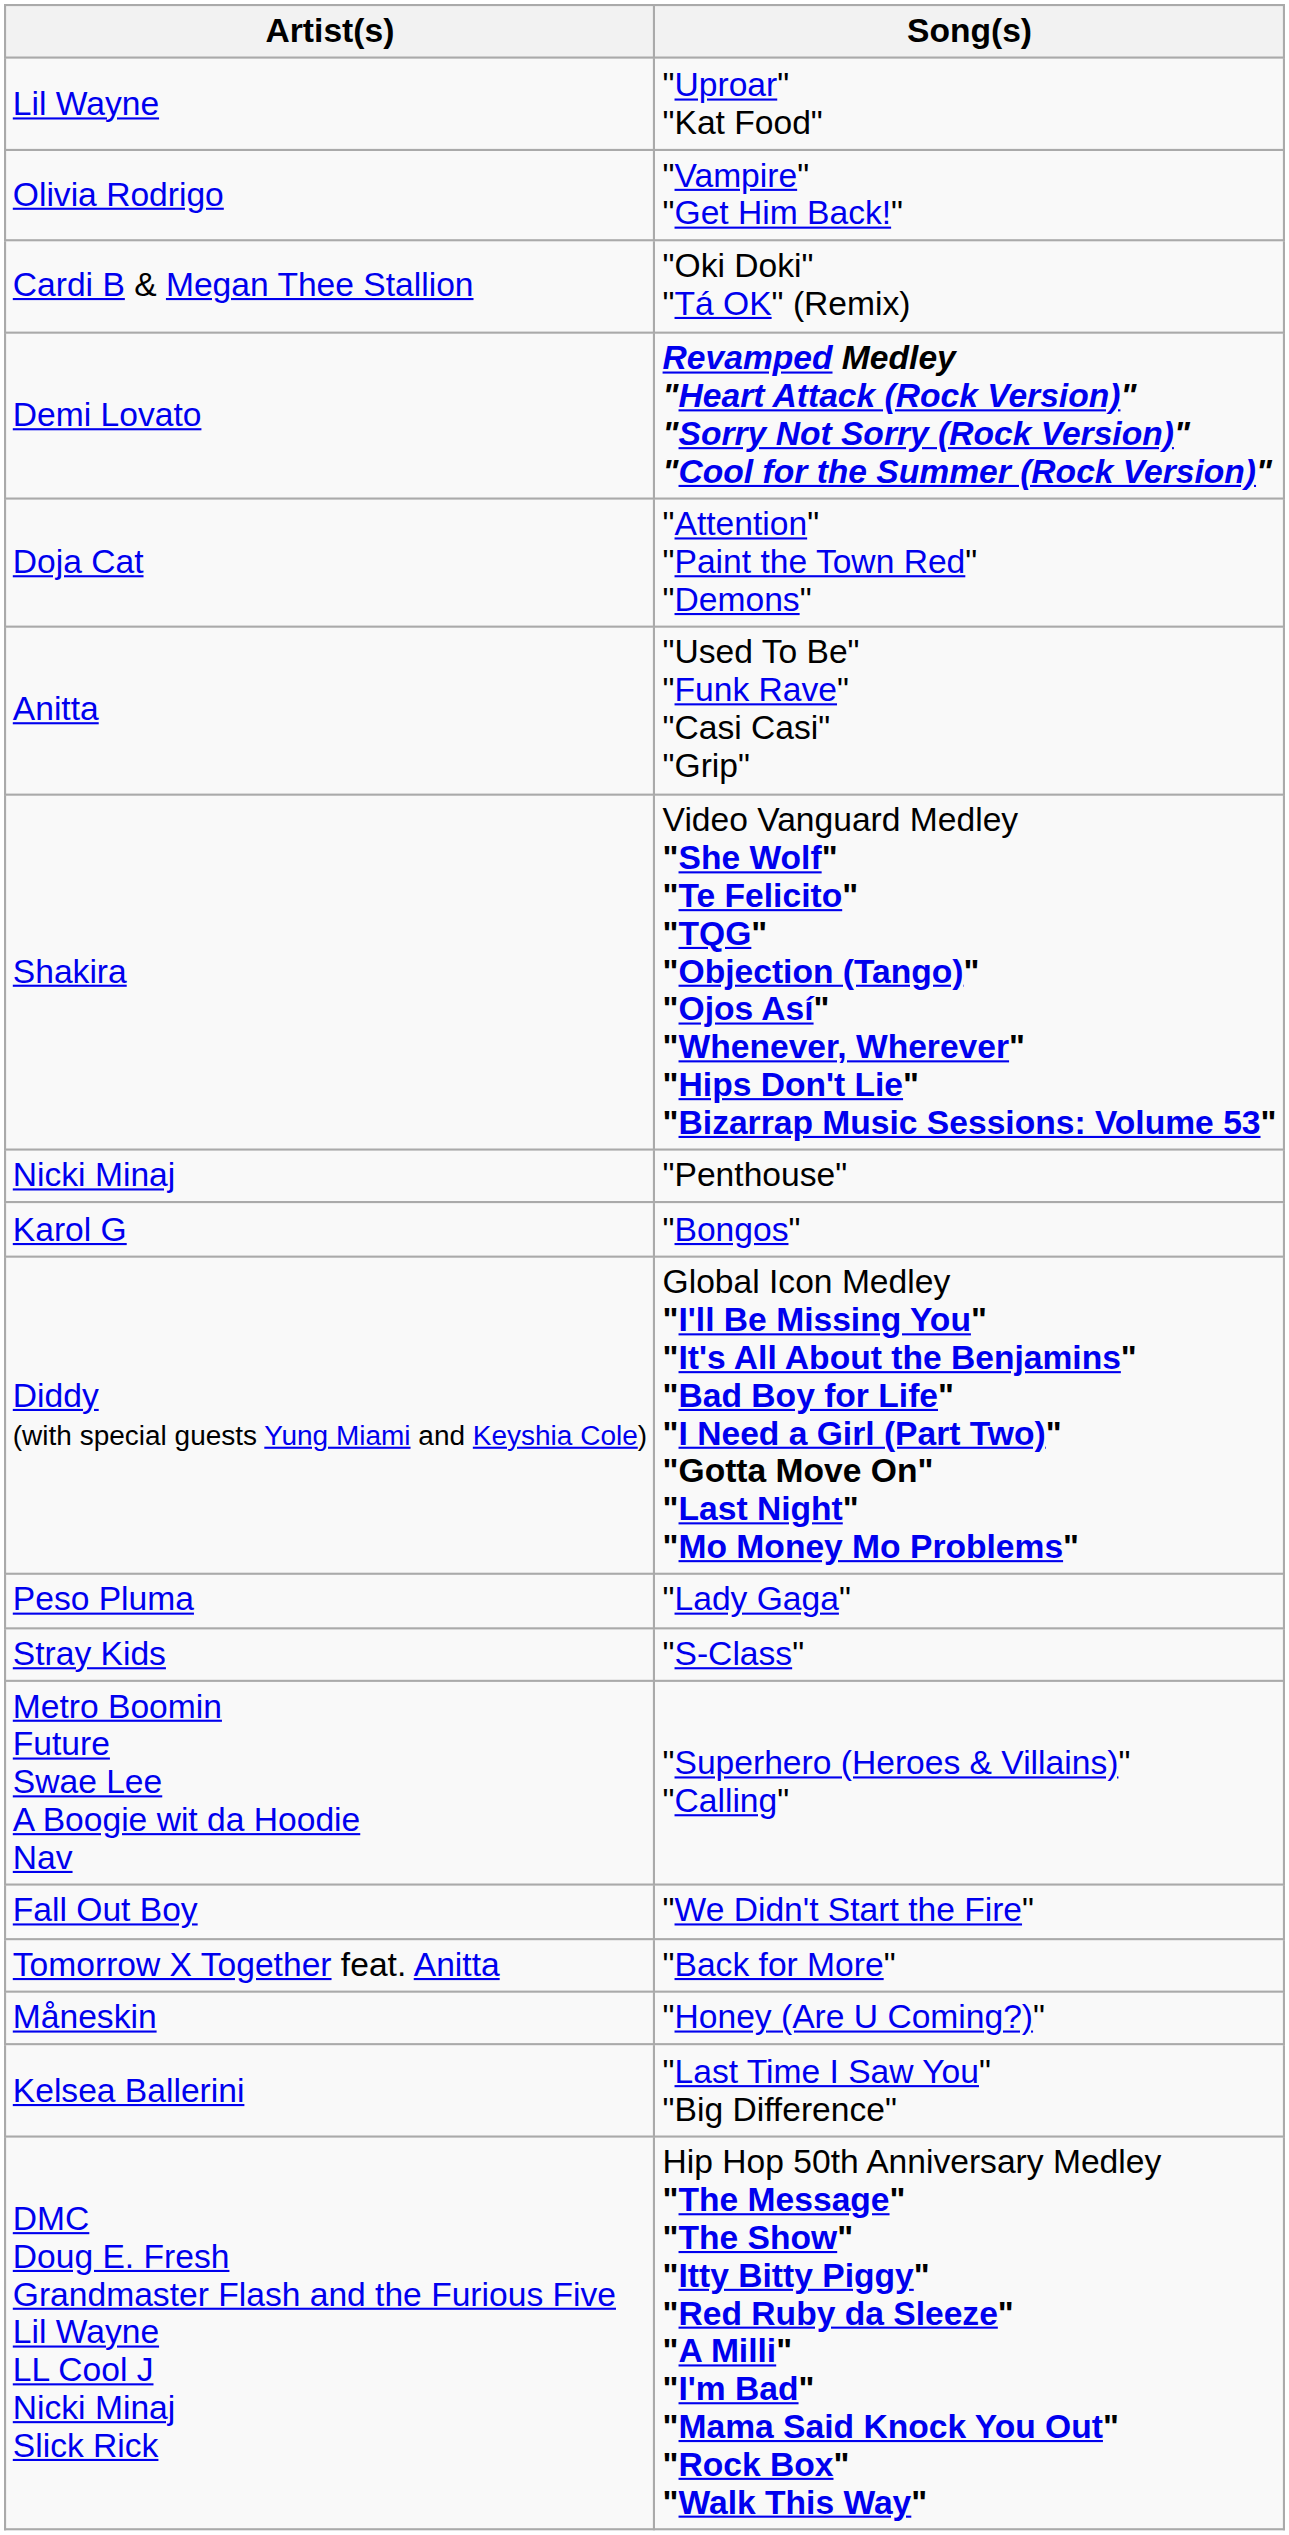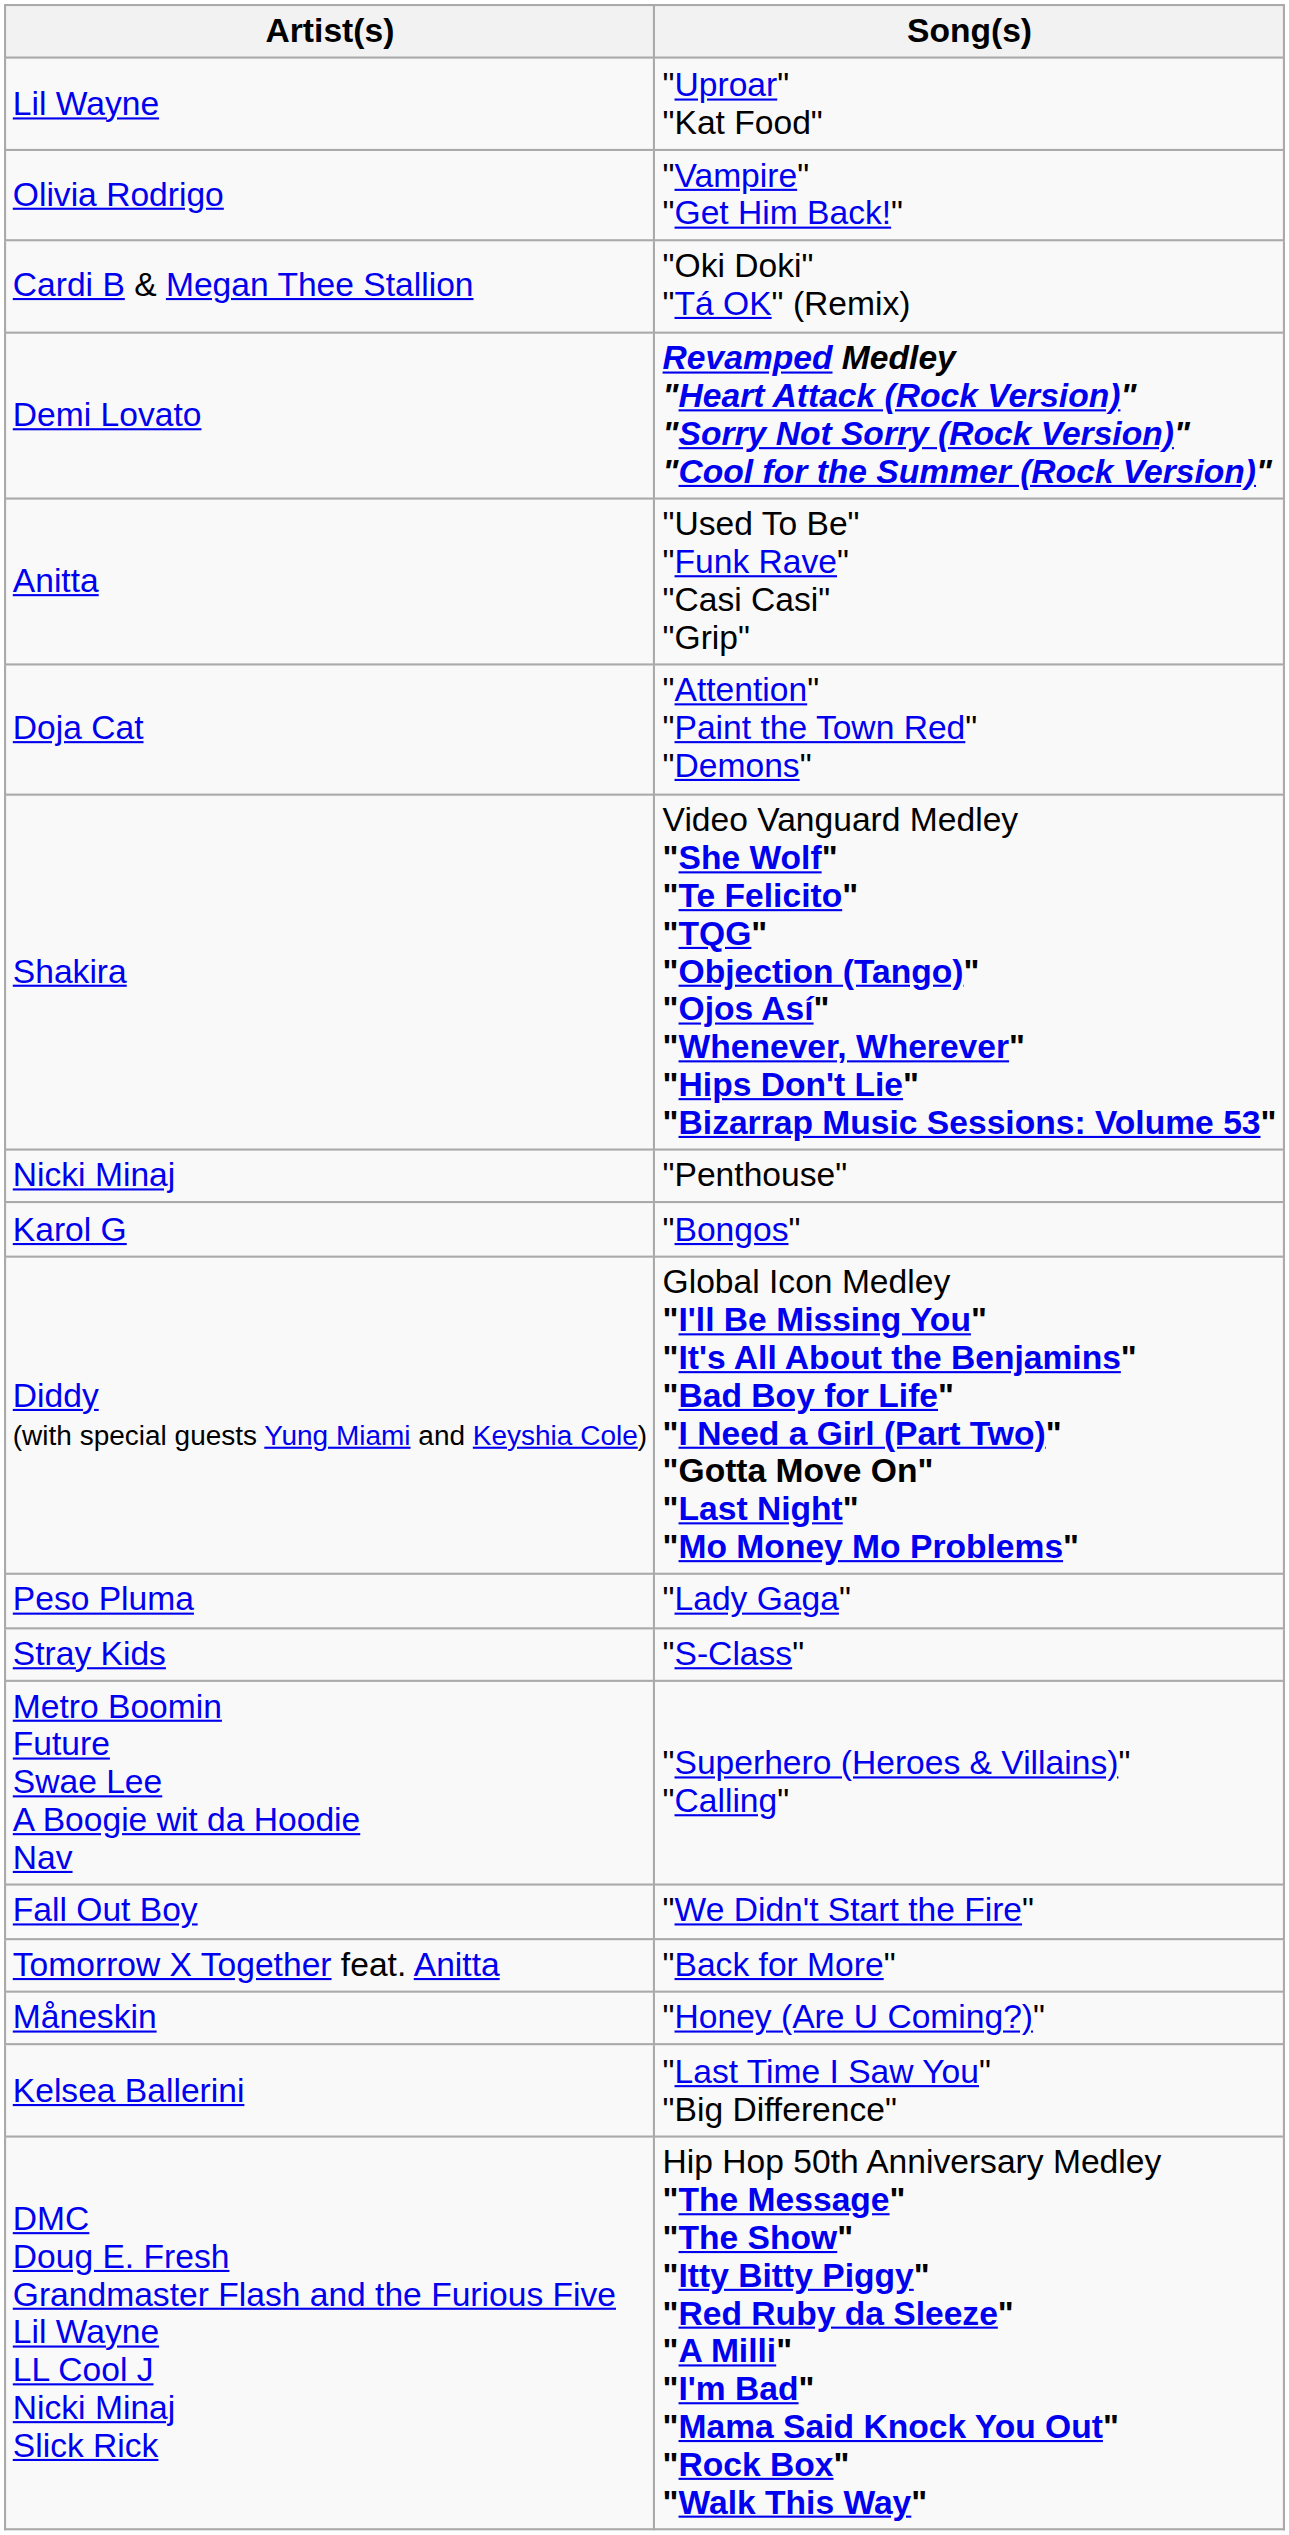rows swapped: (56, 709) <-> (78, 562)
